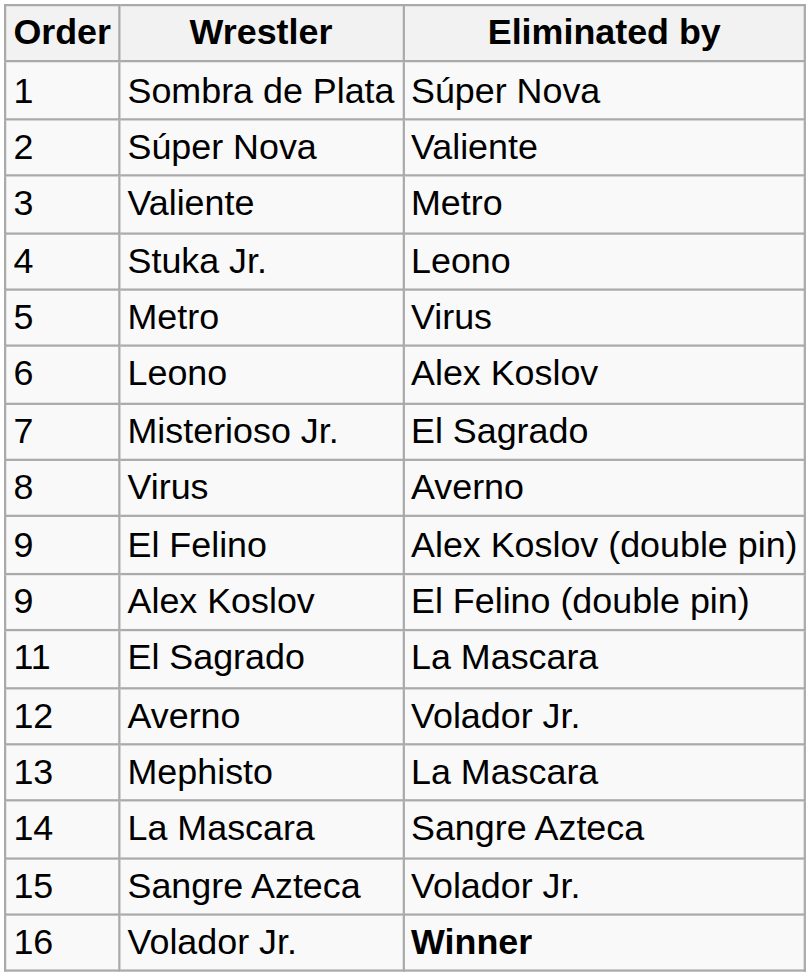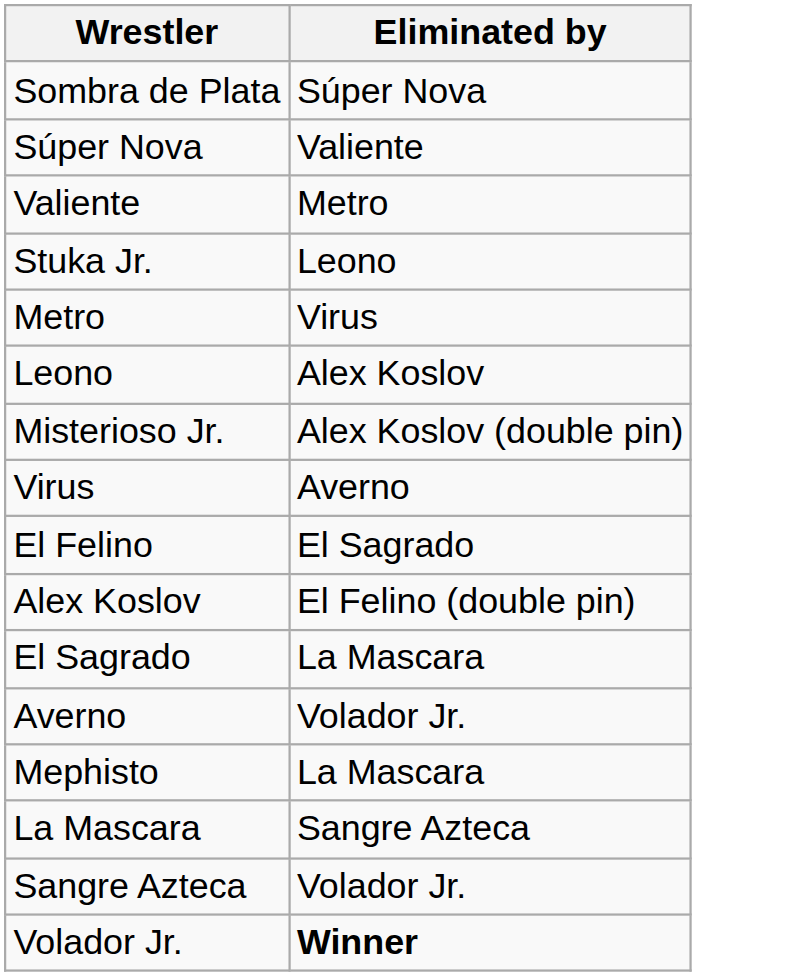- column: (62, 32)
(500, 430) El Sagrado -> (490, 430) Alex Koslov (double pin)
(604, 544) Alex Koslov (double pin) -> (386, 544) El Sagrado
